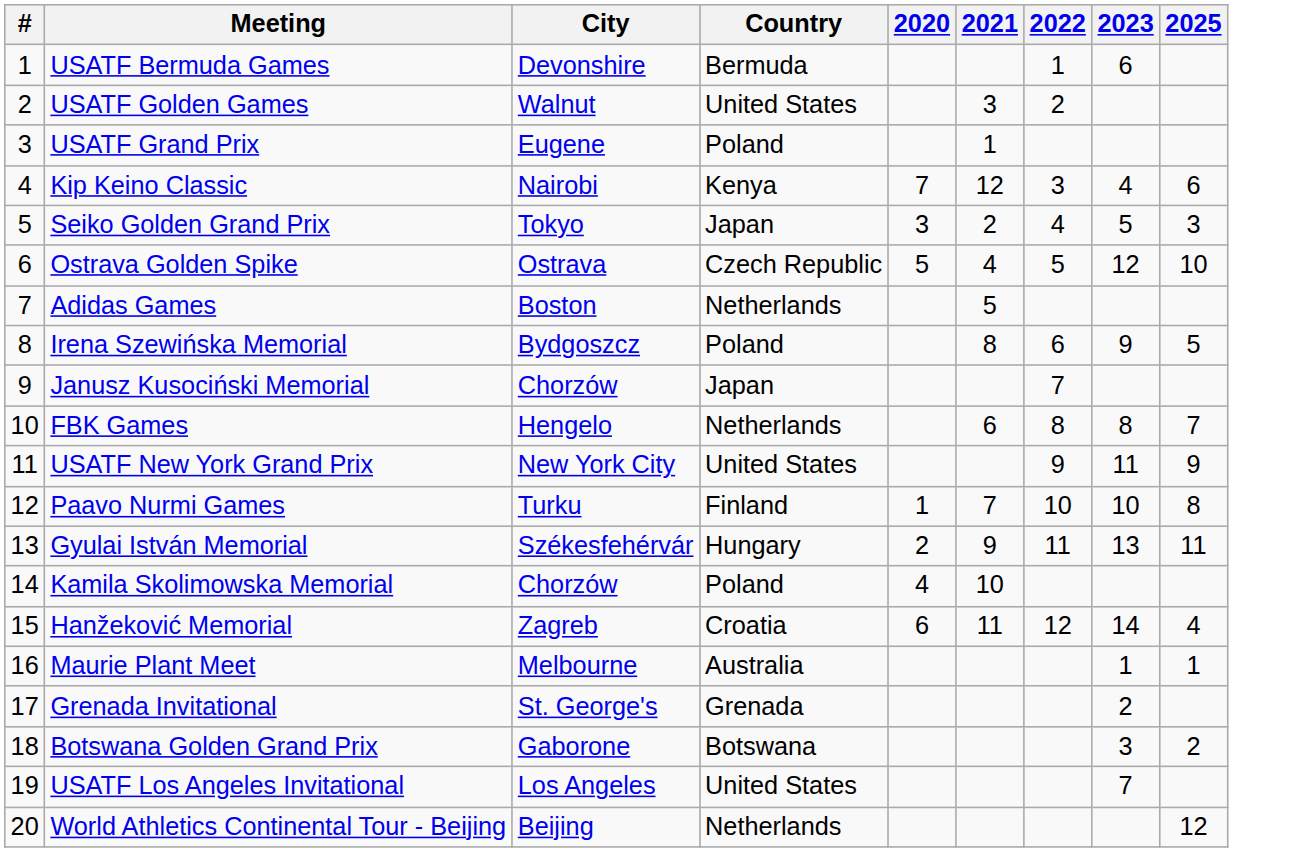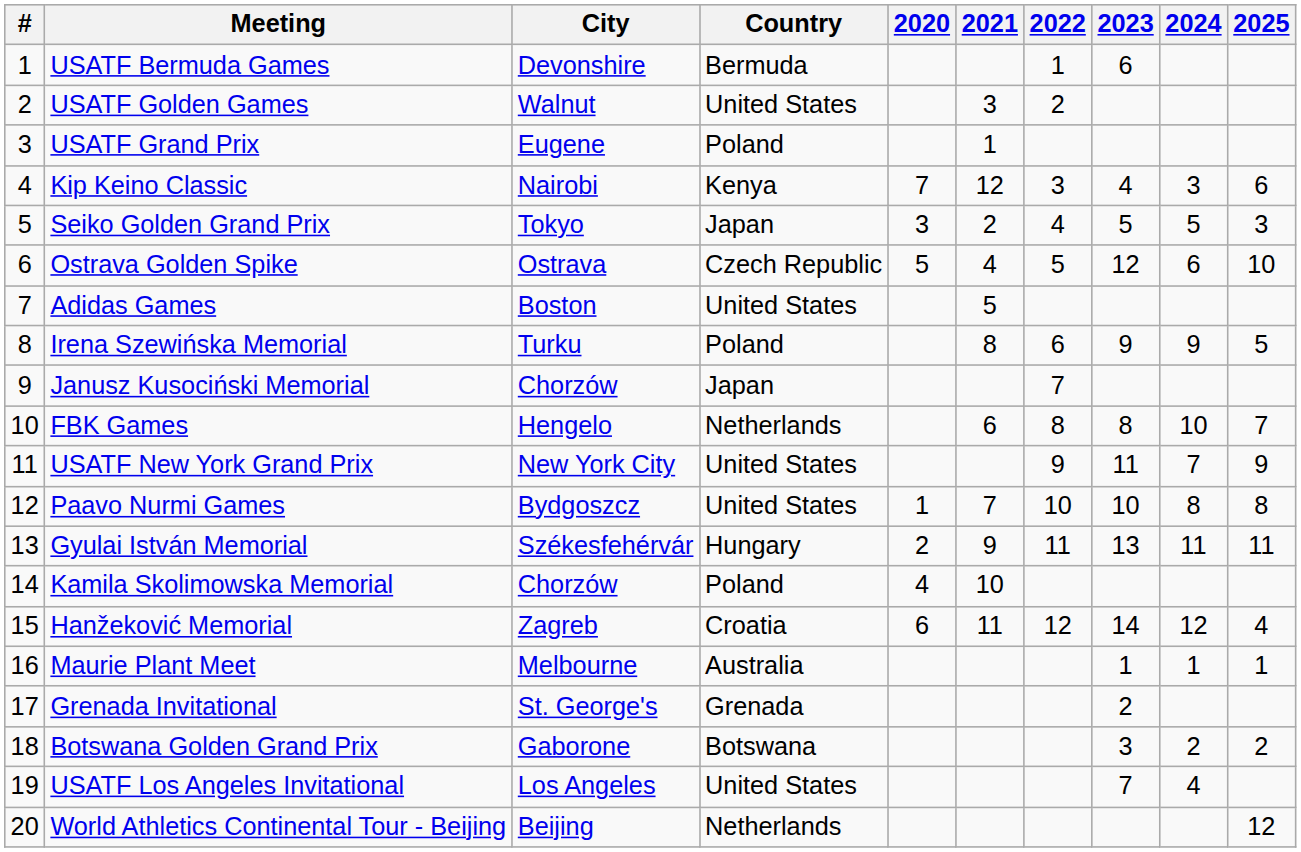+ column: (1193, 24)
(773, 305) Netherlands -> (781, 305) United States
(579, 345) Bydgoszcz -> (550, 345) Turku
(550, 505) Turku -> (579, 505) Bydgoszcz
(747, 505) Finland -> (781, 505) United States
